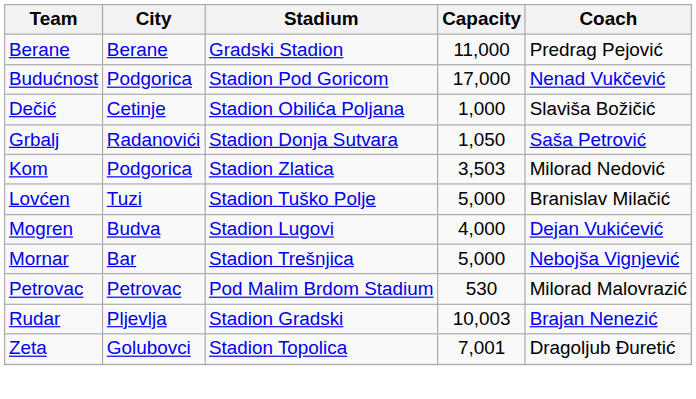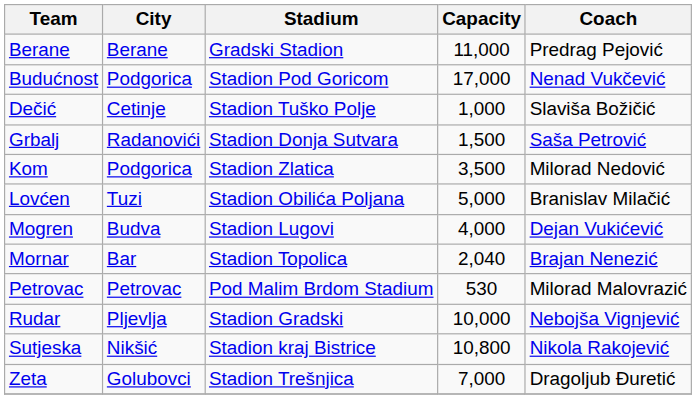(307, 109) Stadion Obilića Poljana -> (292, 109) Stadion Tuško Polje
(482, 139) 1,050 -> (482, 139) 1,500
(482, 169) 3,503 -> (482, 169) 3,500
(292, 199) Stadion Tuško Polje -> (307, 199) Stadion Obilića Poljana
(281, 259) Stadion Trešnjica -> (278, 259) Stadion Topolica
(482, 259) 5,000 -> (482, 259) 2,040
(605, 259) Nebojša Vignjević -> (594, 259) Brajan Nenezić
(482, 318) 10,003 -> (482, 318) 10,000
(594, 318) Brajan Nenezić -> (605, 318) Nebojša Vignjević
+ row: (45, 348)
(278, 348) Stadion Topolica -> (281, 378) Stadion Trešnjica
(482, 348) 7,001 -> (482, 378) 7,000
